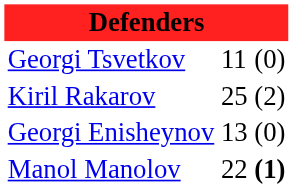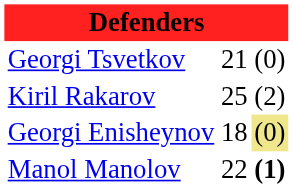(234, 59) 11 -> (234, 59) 21
(234, 132) 13 -> (234, 132) 18
(270, 132) no background -> (270, 132) khaki background
